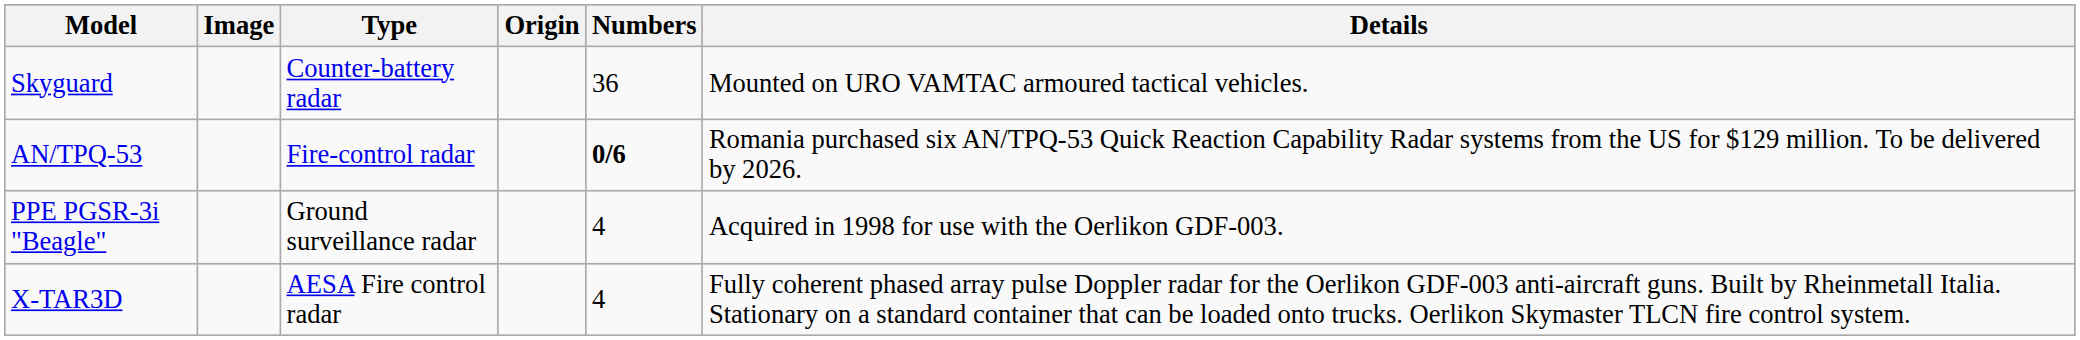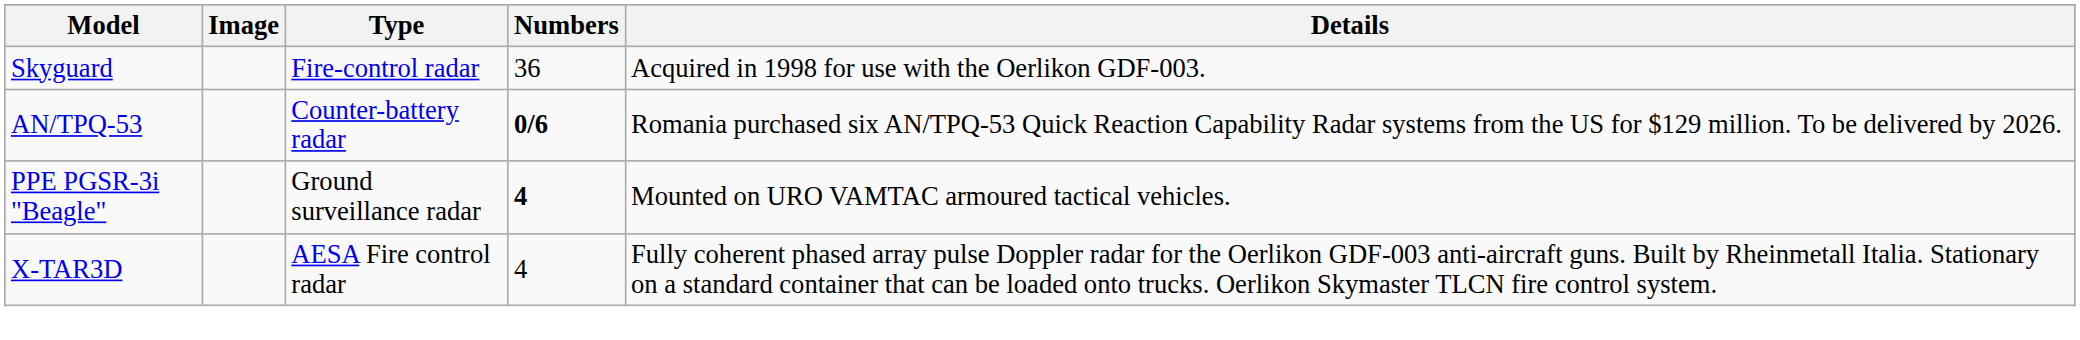- column: (542, 25)
(370, 82) Counter-battery radar -> (385, 67) Fire-control radar
(1009, 82) Mounted on URO VAMTAC armoured tactical vehicles. -> (918, 67) Acquired in 1998 for use with the Oerlikon GDF-003.
(381, 154) Fire-control radar -> (375, 124) Counter-battery radar
(599, 226) normal -> (521, 196) bold
(996, 226) Acquired in 1998 for use with the Oerlikon GDF-003. -> (931, 196) Mounted on URO VAMTAC armoured tactical vehicles.
